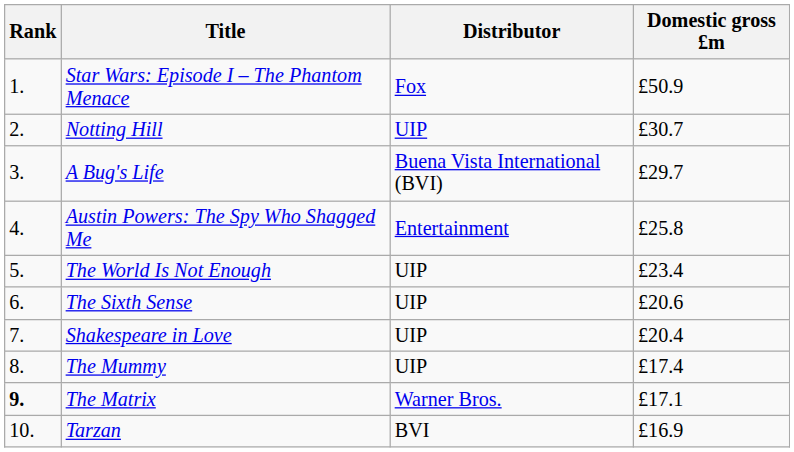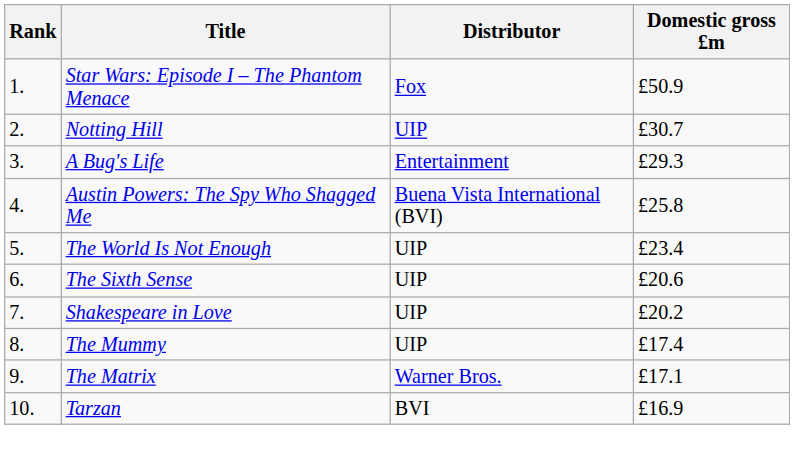(497, 173) Buena Vista International (BVI) -> (452, 161) Entertainment
(661, 173) £29.7 -> (661, 161) £29.3
(452, 227) Entertainment -> (497, 205) Buena Vista International (BVI)
(661, 335) £20.4 -> (661, 312) £20.2
(17, 398) bold -> (17, 376) normal
